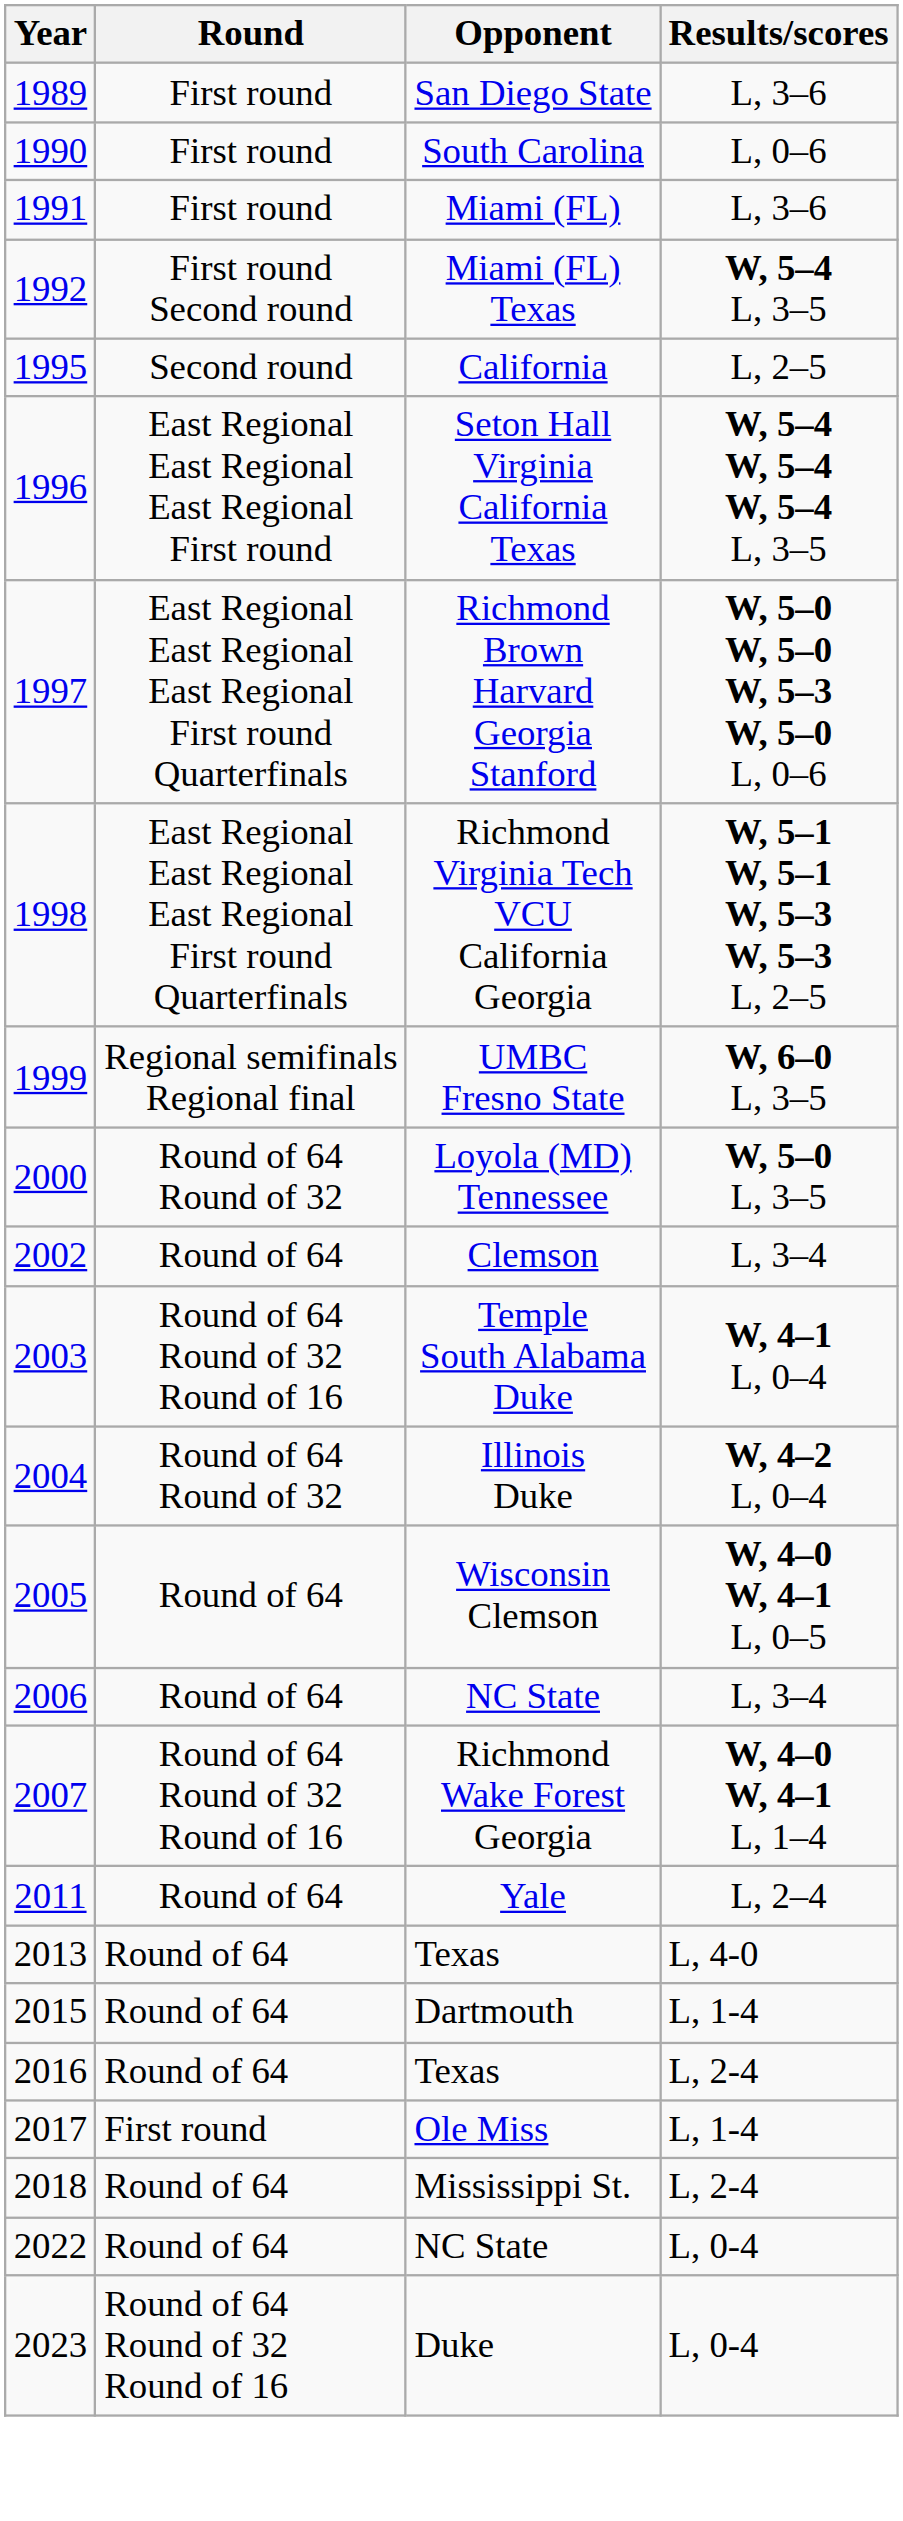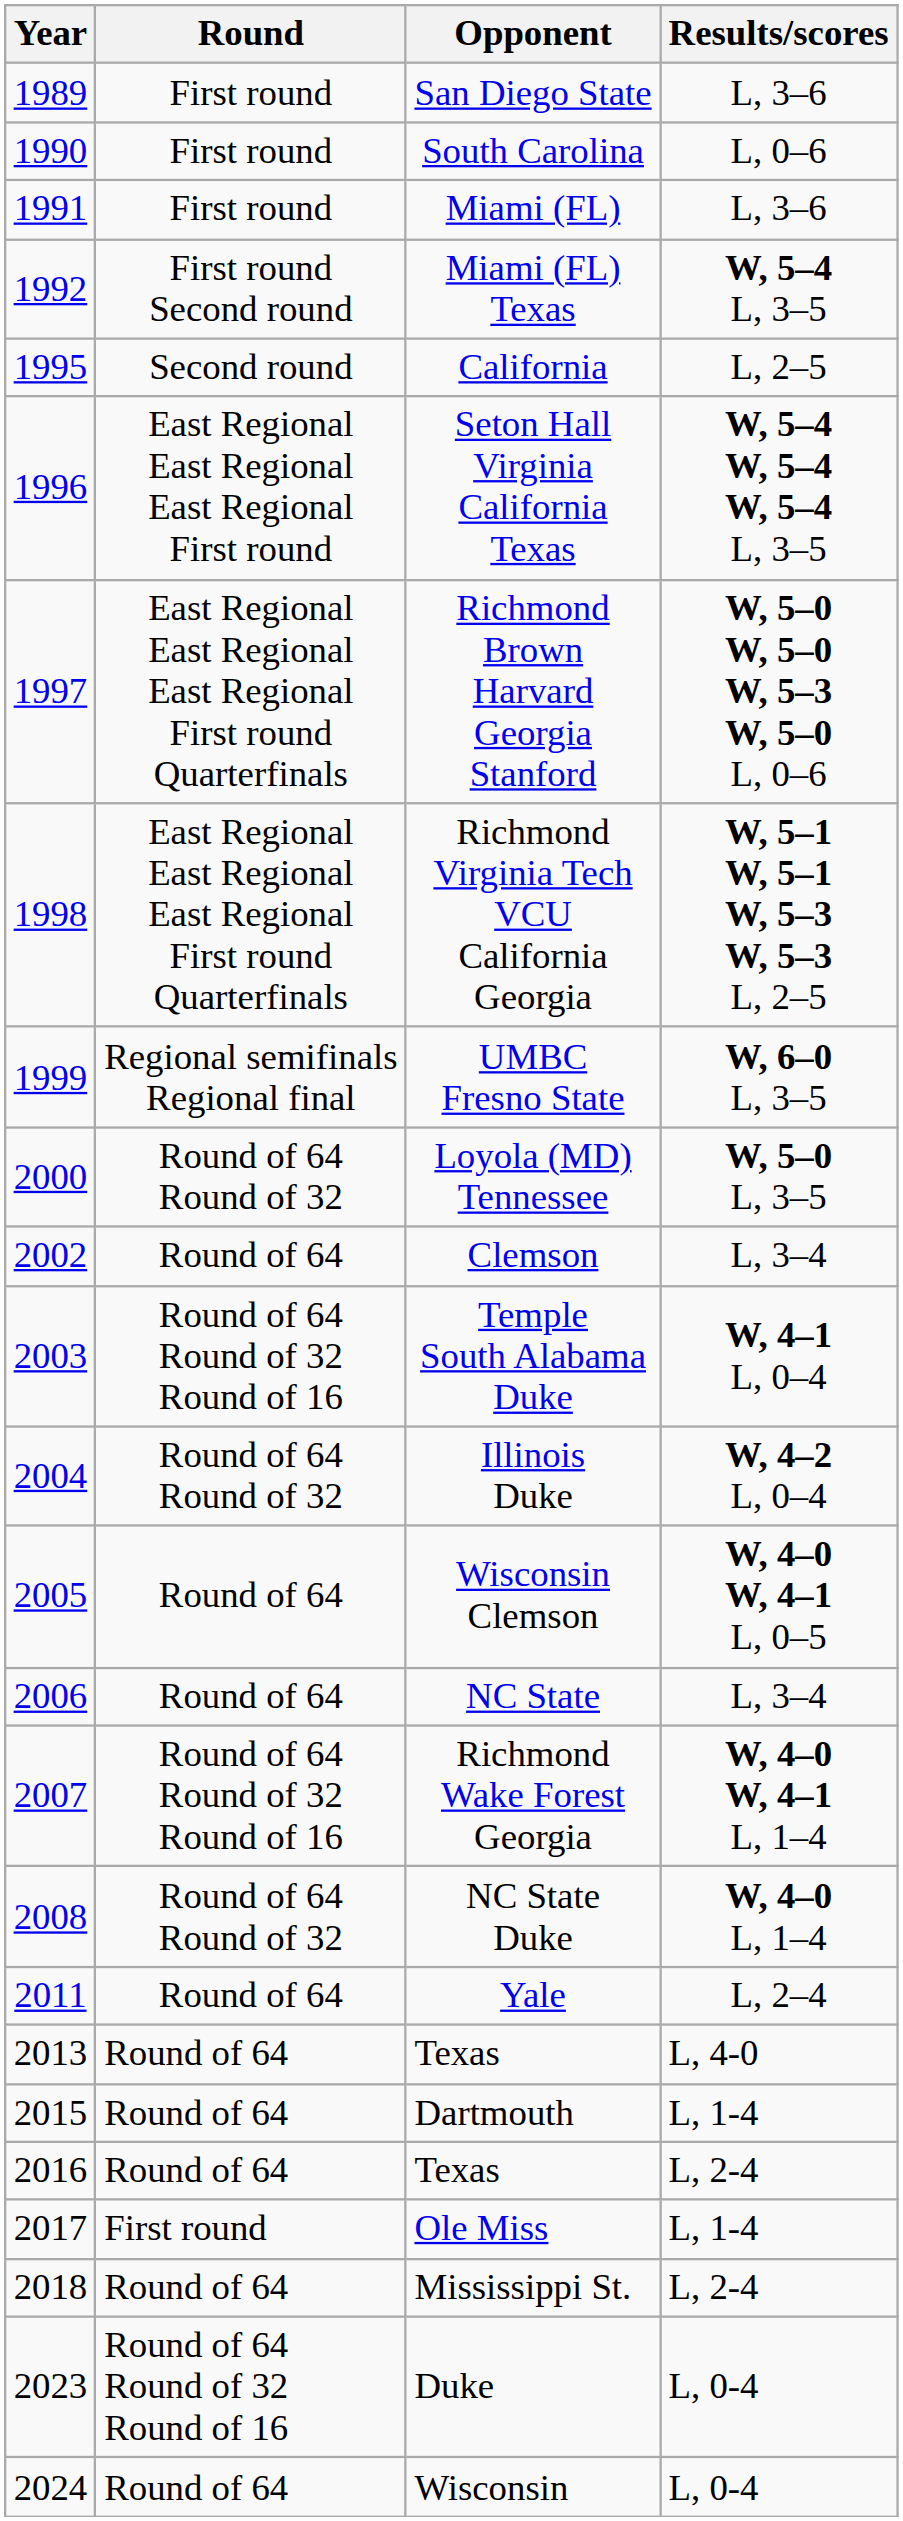+ row: (50, 1915)
- row: (50, 2245)
+ row: (50, 2486)
